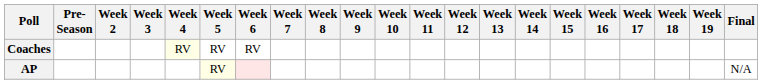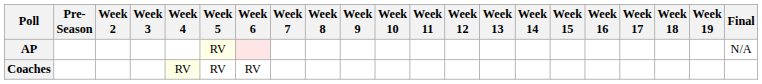rows swapped: (29, 69) <-> (29, 49)
